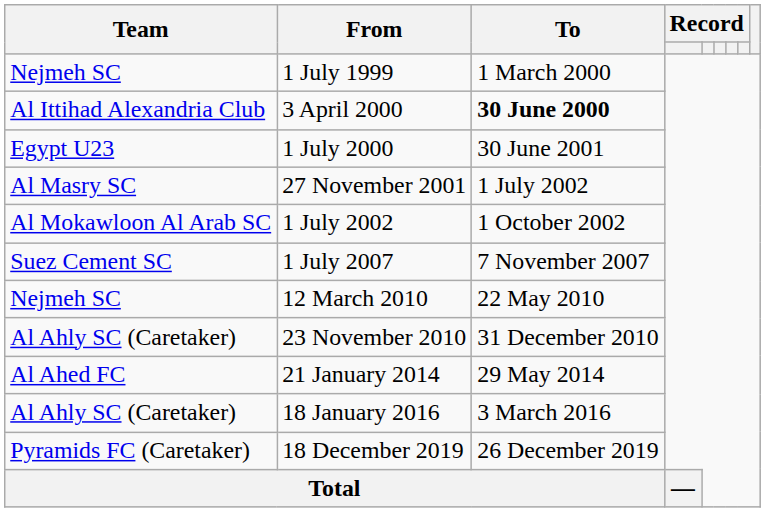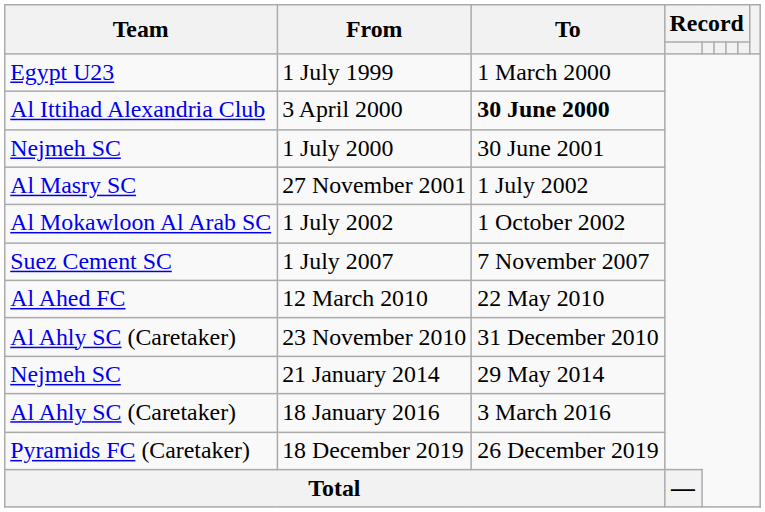(66, 72) Nejmeh SC -> (62, 72) Egypt U23
(62, 147) Egypt U23 -> (66, 147) Nejmeh SC
(66, 299) Nejmeh SC -> (68, 299) Al Ahed FC
(68, 374) Al Ahed FC -> (66, 374) Nejmeh SC
